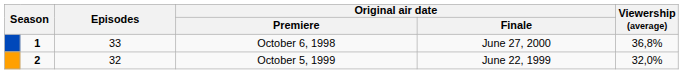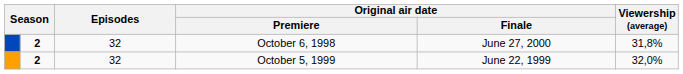(37, 43) 1 -> (37, 43) 2
(115, 43) 33 -> (115, 43) 32
(647, 43) 36,8% -> (647, 43) 31,8%
